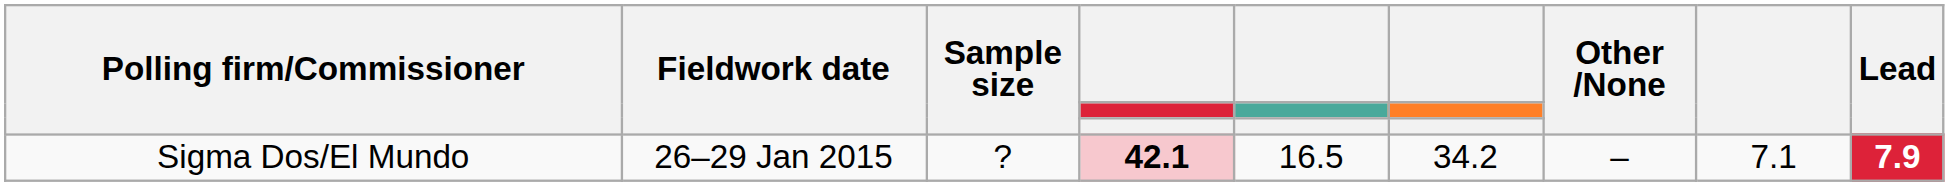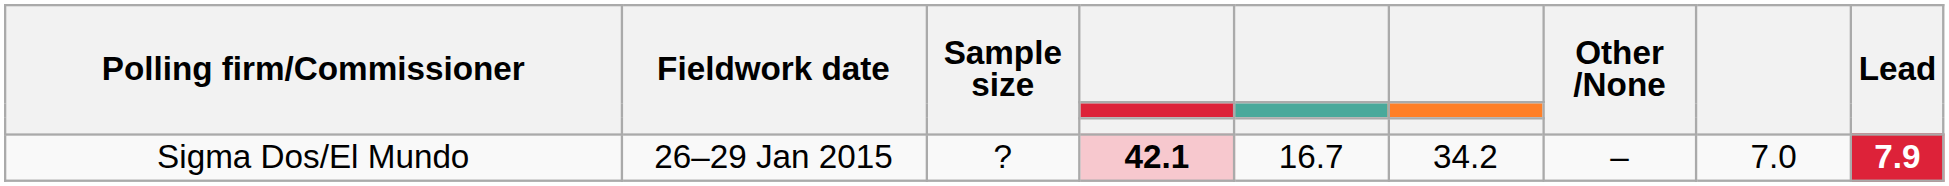(1311, 158) 16.5 -> (1311, 158) 16.7
(1774, 158) 7.1 -> (1774, 158) 7.0
